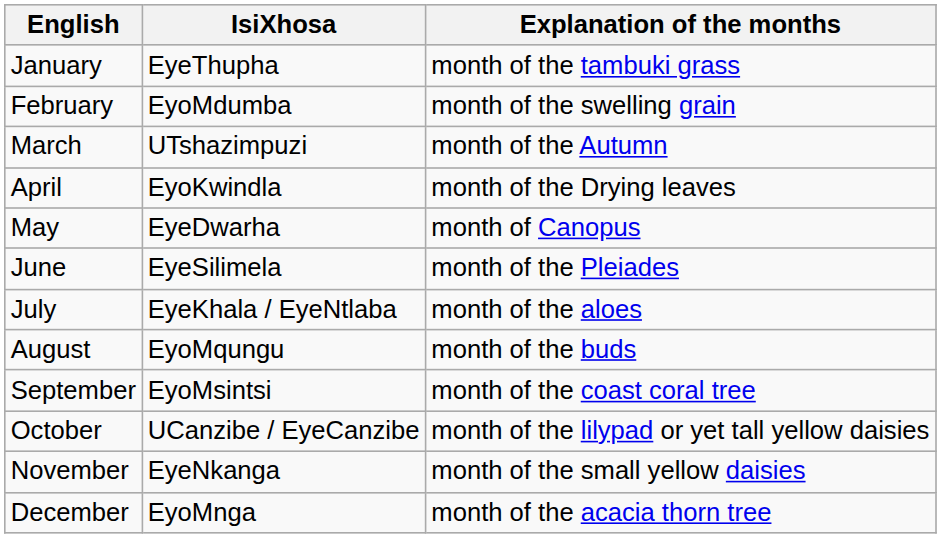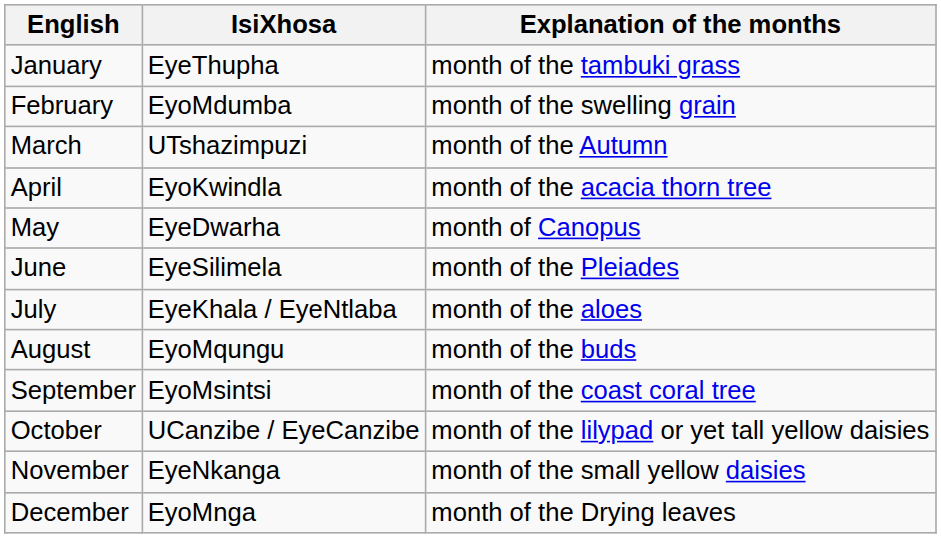(584, 187) month of the Drying leaves -> (601, 187) month of the acacia thorn tree
(601, 512) month of the acacia thorn tree -> (584, 512) month of the Drying leaves
